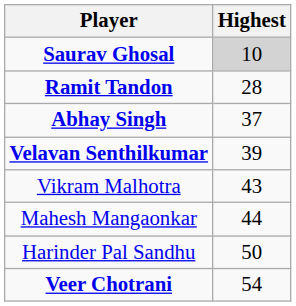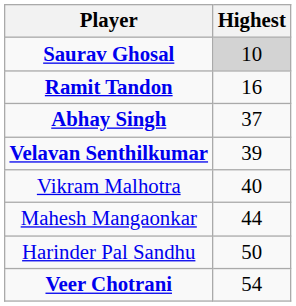(252, 86) 28 -> (252, 86) 16
(252, 185) 43 -> (252, 185) 40
